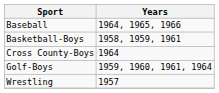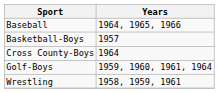(140, 39) 1958, 1959, 1961 -> (109, 39) 1957
(109, 81) 1957 -> (140, 81) 1958, 1959, 1961
